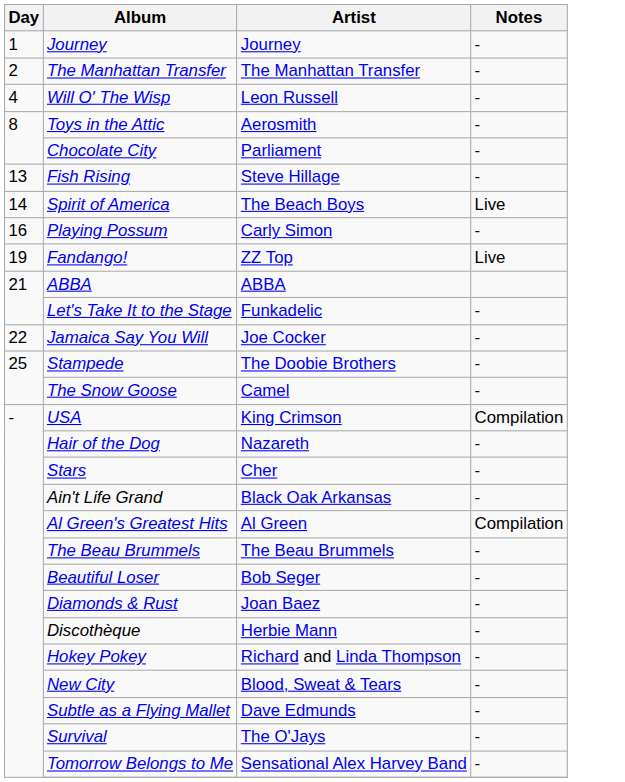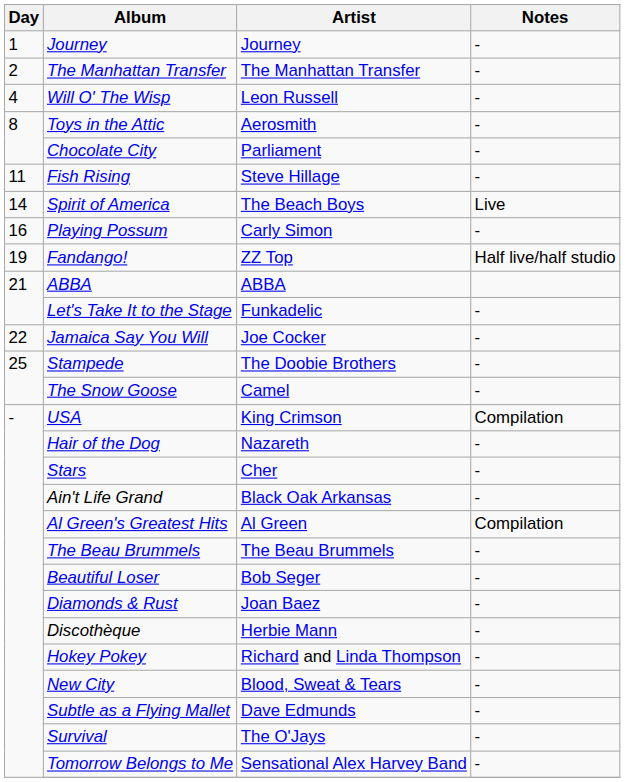(18, 177) 13 -> (17, 177) 11
(490, 257) Live -> (545, 257) Half live/half studio
